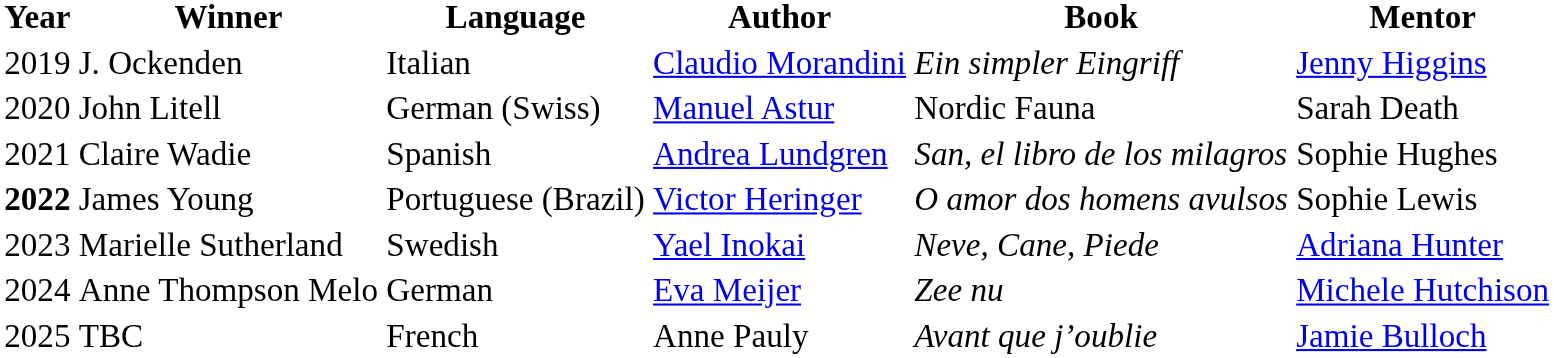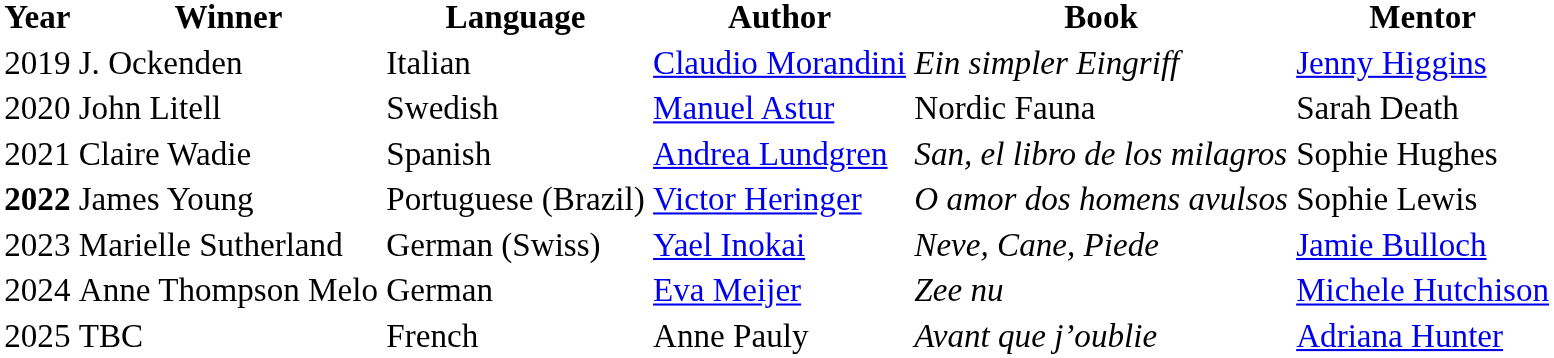(493, 108) German (Swiss) -> (442, 108) Swedish
(442, 245) Swedish -> (493, 245) German (Swiss)
(1400, 245) Adriana Hunter -> (1391, 245) Jamie Bulloch
(1391, 336) Jamie Bulloch -> (1400, 336) Adriana Hunter
